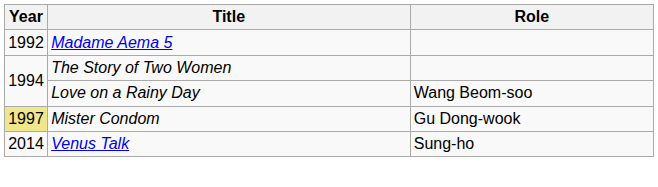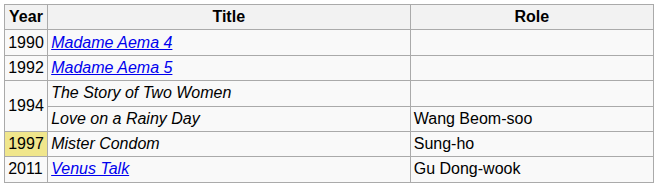+ row: (112, 42)
(467, 118) Gu Dong-wook -> (444, 144) Sung-ho
(26, 144) 2014 -> (25, 169) 2011
(444, 144) Sung-ho -> (467, 169) Gu Dong-wook
